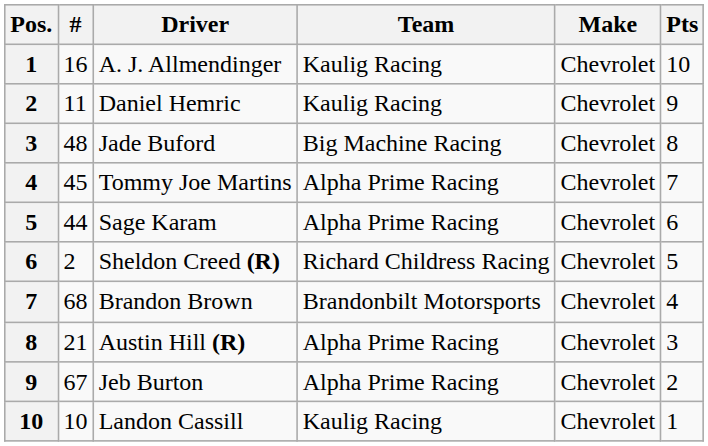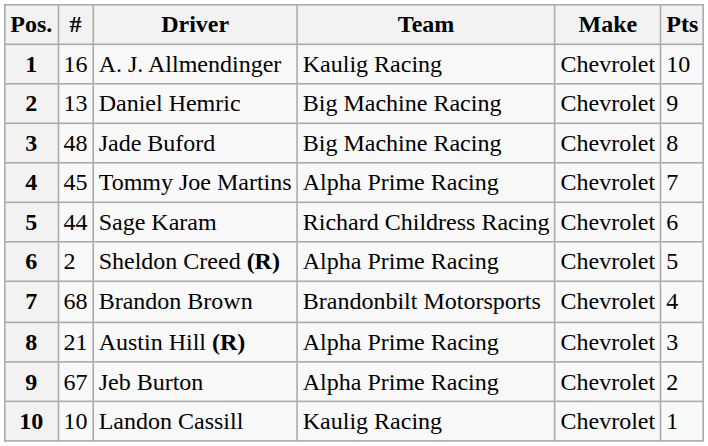(75, 103) 11 -> (76, 103) 13
(372, 103) Kaulig Racing -> (402, 103) Big Machine Racing
(401, 222) Alpha Prime Racing -> (426, 222) Richard Childress Racing
(426, 262) Richard Childress Racing -> (401, 262) Alpha Prime Racing
